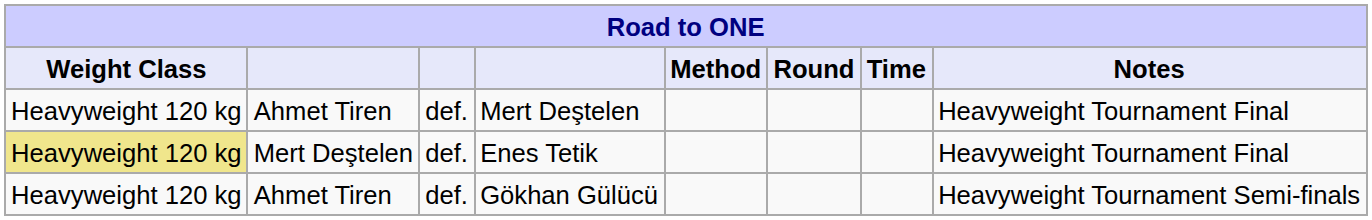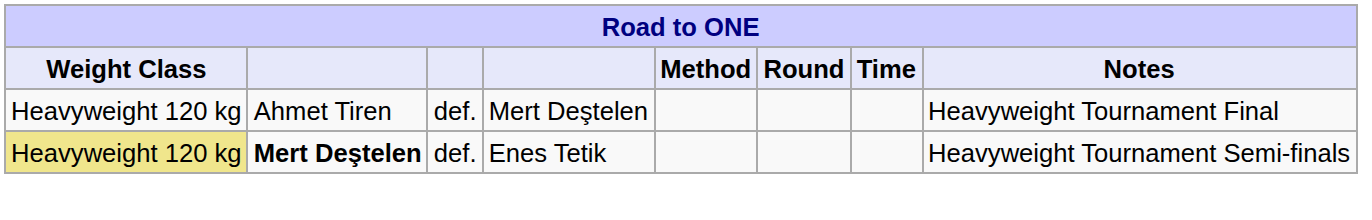(333, 152) normal -> (338, 152) bold
(1114, 152) Heavyweight Tournament Final -> (1139, 152) Heavyweight Tournament Semi-finals
- row: (569, 195)
